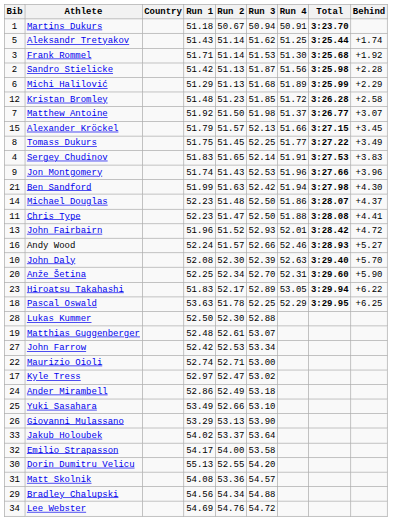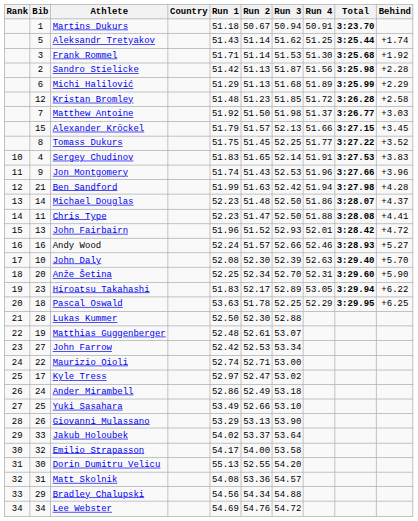+ column: (17, 12)
(369, 114) +3.07 -> (395, 114) +3.03
(369, 143) +3.49 -> (395, 143) +3.52
(369, 187) +4.30 -> (395, 187) +4.28
